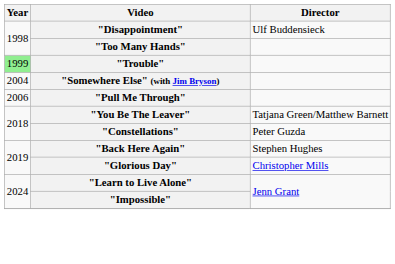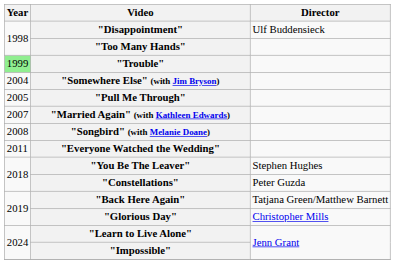(18, 98) 2006 -> (18, 98) 2005
+ row: (140, 115)
+ row: (140, 132)
+ row: (140, 149)
(320, 115) Tatjana Green/Matthew Barnett -> (288, 166) Stephen Hughes
(288, 149) Stephen Hughes -> (320, 200) Tatjana Green/Matthew Barnett
